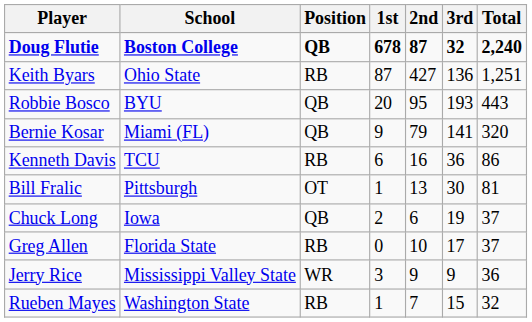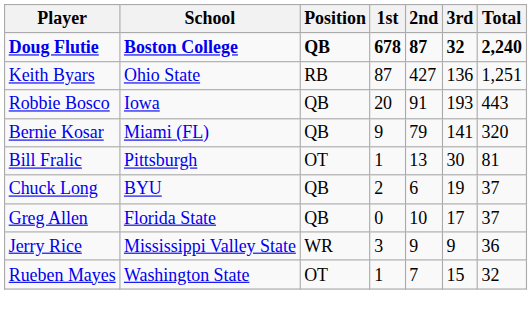(143, 103) BYU -> (142, 103) Iowa
(418, 103) 95 -> (418, 103) 91
- row: (62, 160)
(142, 217) Iowa -> (143, 189) BYU
(316, 246) RB -> (317, 217) QB
(316, 302) RB -> (316, 274) OT
